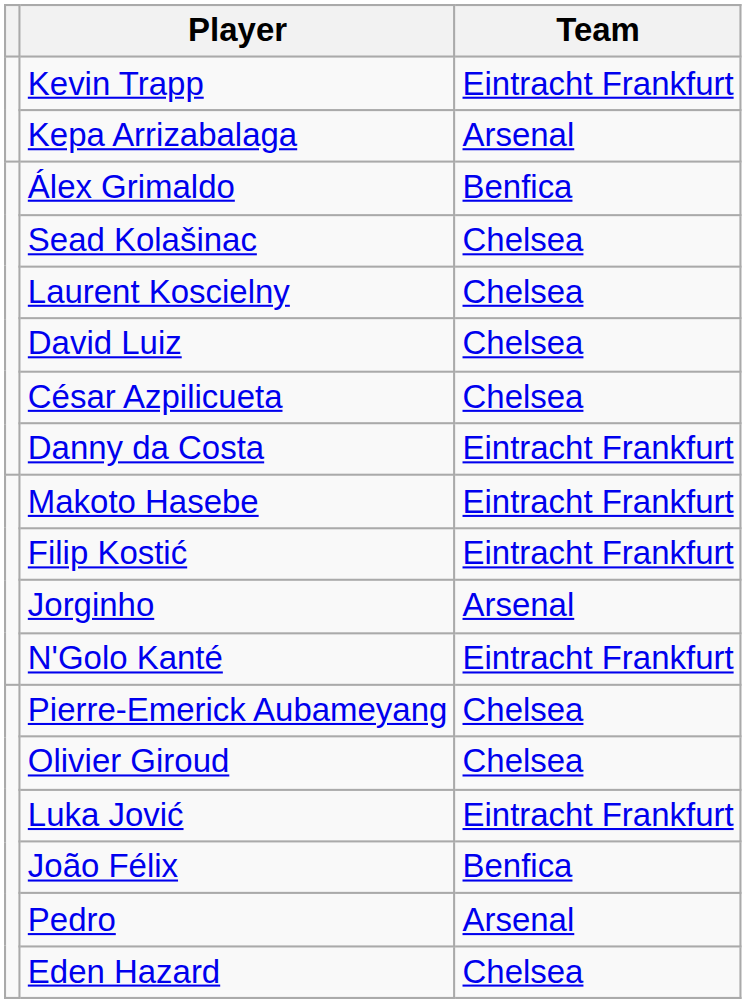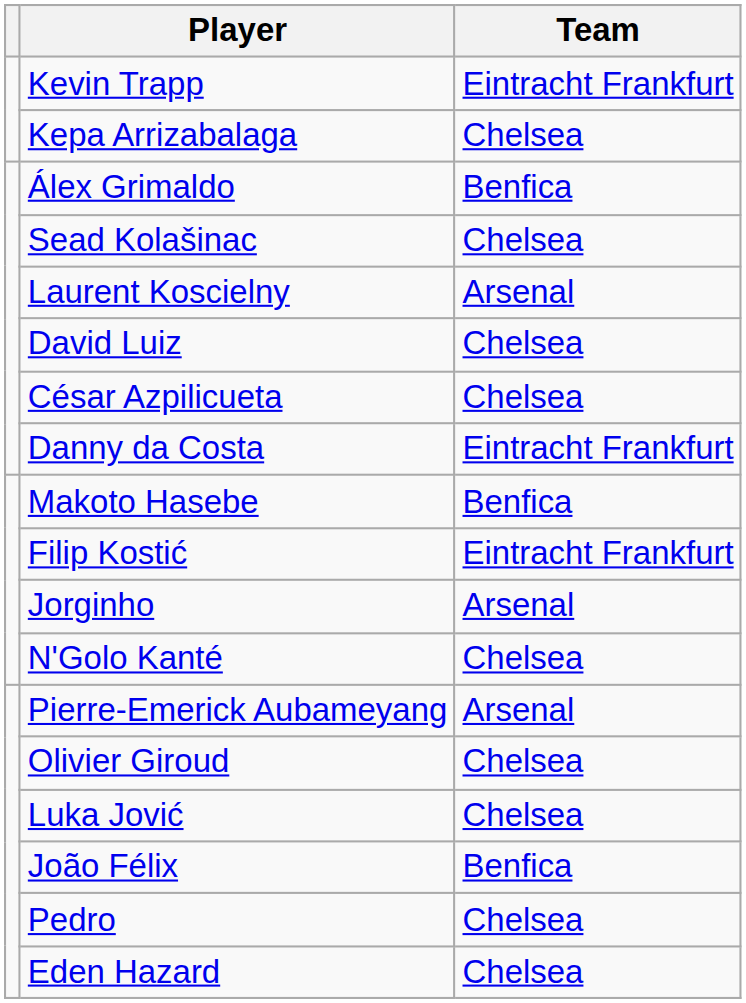(518, 135) Arsenal -> (523, 135) Chelsea
(523, 291) Chelsea -> (518, 291) Arsenal
(598, 501) Eintracht Frankfurt -> (517, 501) Benfica
(598, 657) Eintracht Frankfurt -> (523, 657) Chelsea
(523, 710) Chelsea -> (518, 710) Arsenal
(598, 814) Eintracht Frankfurt -> (523, 814) Chelsea
(518, 919) Arsenal -> (523, 919) Chelsea
